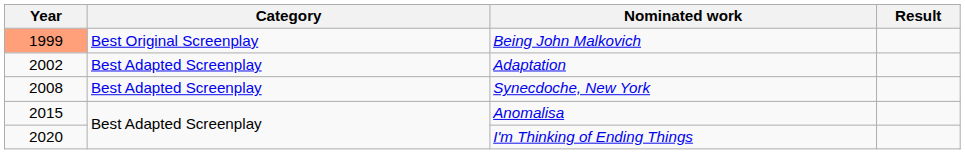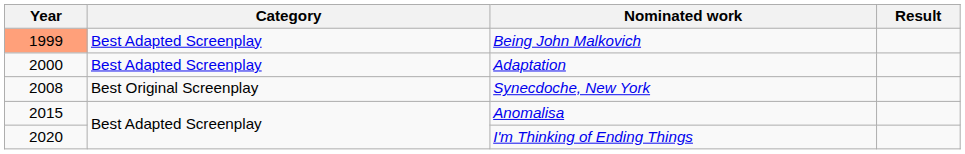(175, 40) Best Original Screenplay -> (176, 40) Best Adapted Screenplay
(46, 64) 2002 -> (46, 64) 2000
(176, 88) Best Adapted Screenplay -> (175, 88) Best Original Screenplay
